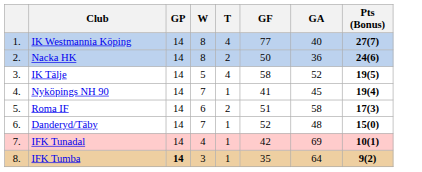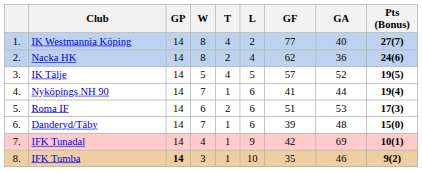+ column: (252, 18)
(265, 58) 50 -> (290, 58) 62
(265, 74) 58 -> (290, 74) 57
(316, 91) 45 -> (341, 91) 44
(316, 108) 58 -> (341, 108) 53
(265, 125) 52 -> (290, 125) 39
(316, 158) 64 -> (341, 158) 46
